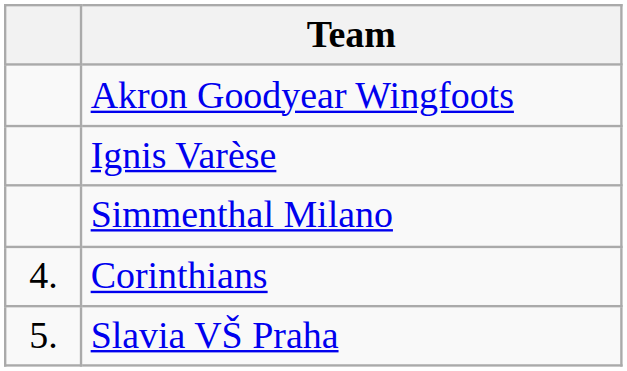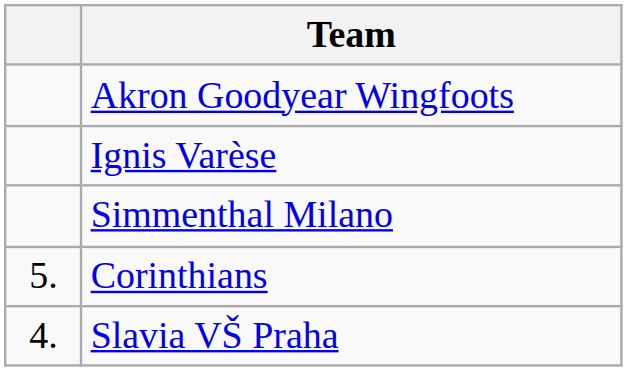(44, 275) 4. -> (44, 275) 5.
(44, 335) 5. -> (44, 335) 4.
